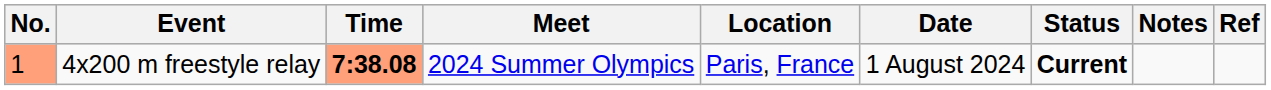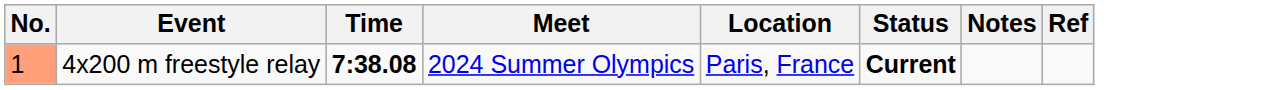- column: (946, 24)
(374, 63) lightsalmon background -> (374, 63) no background
